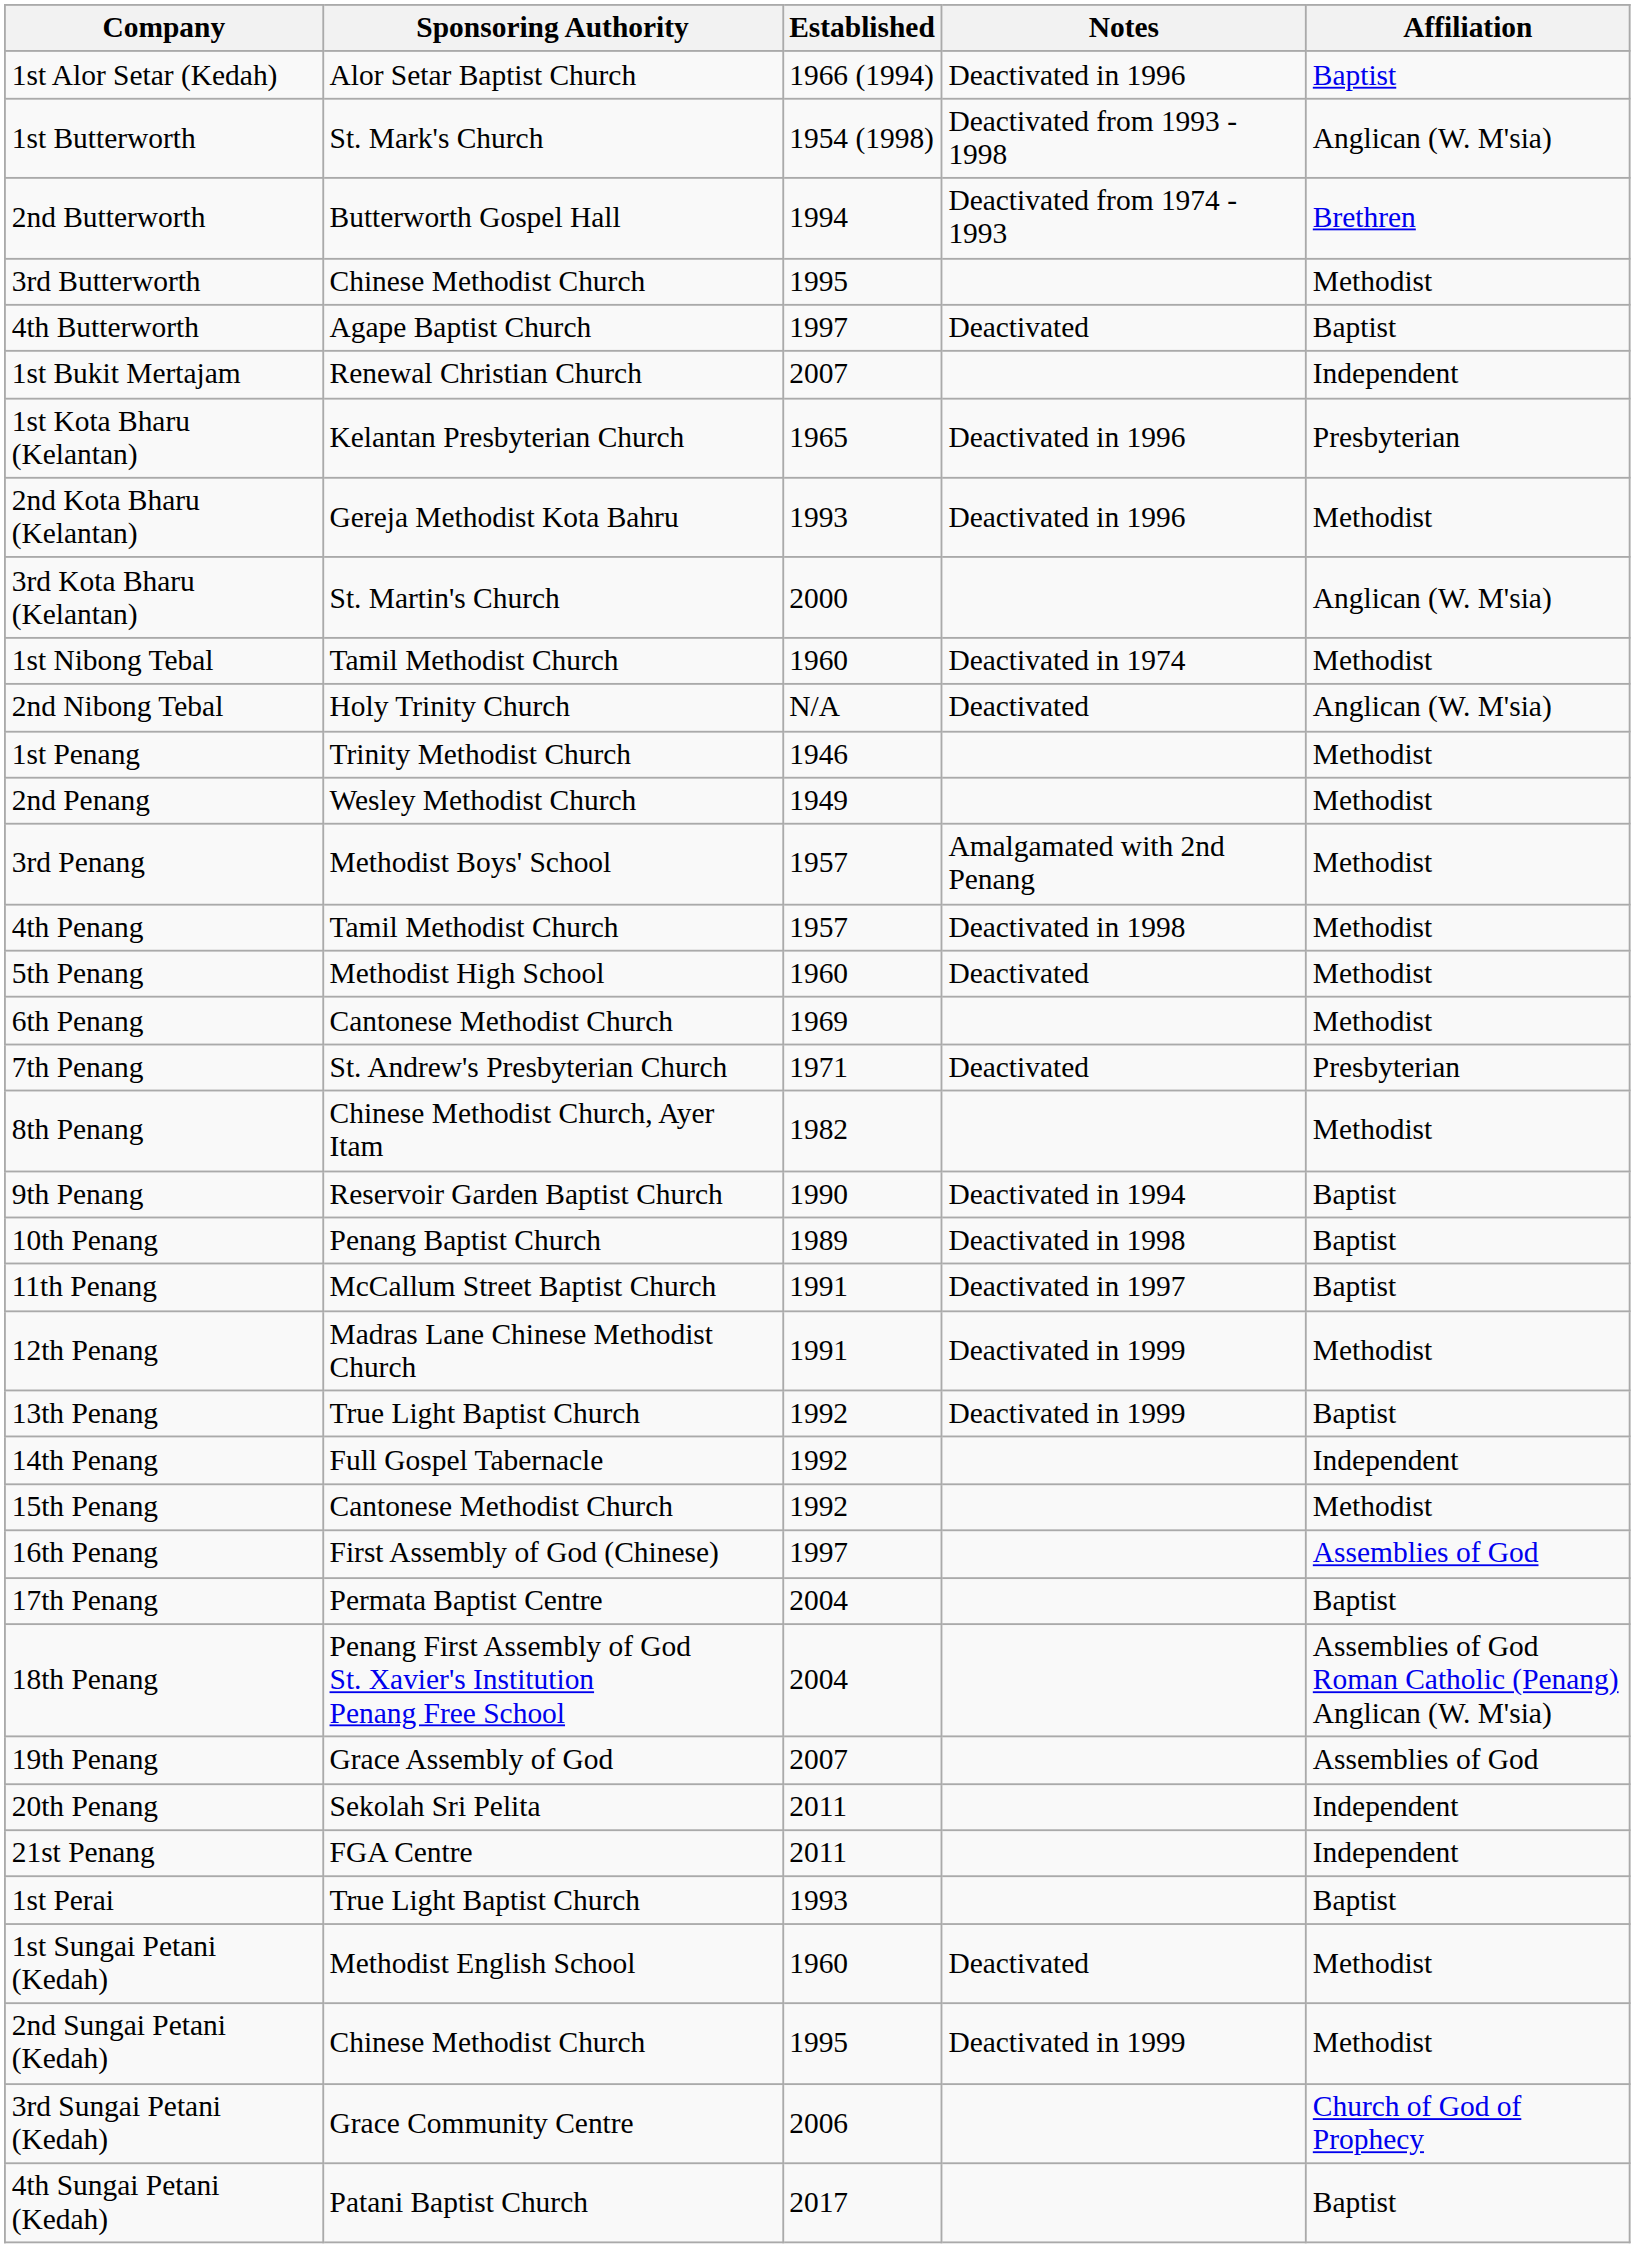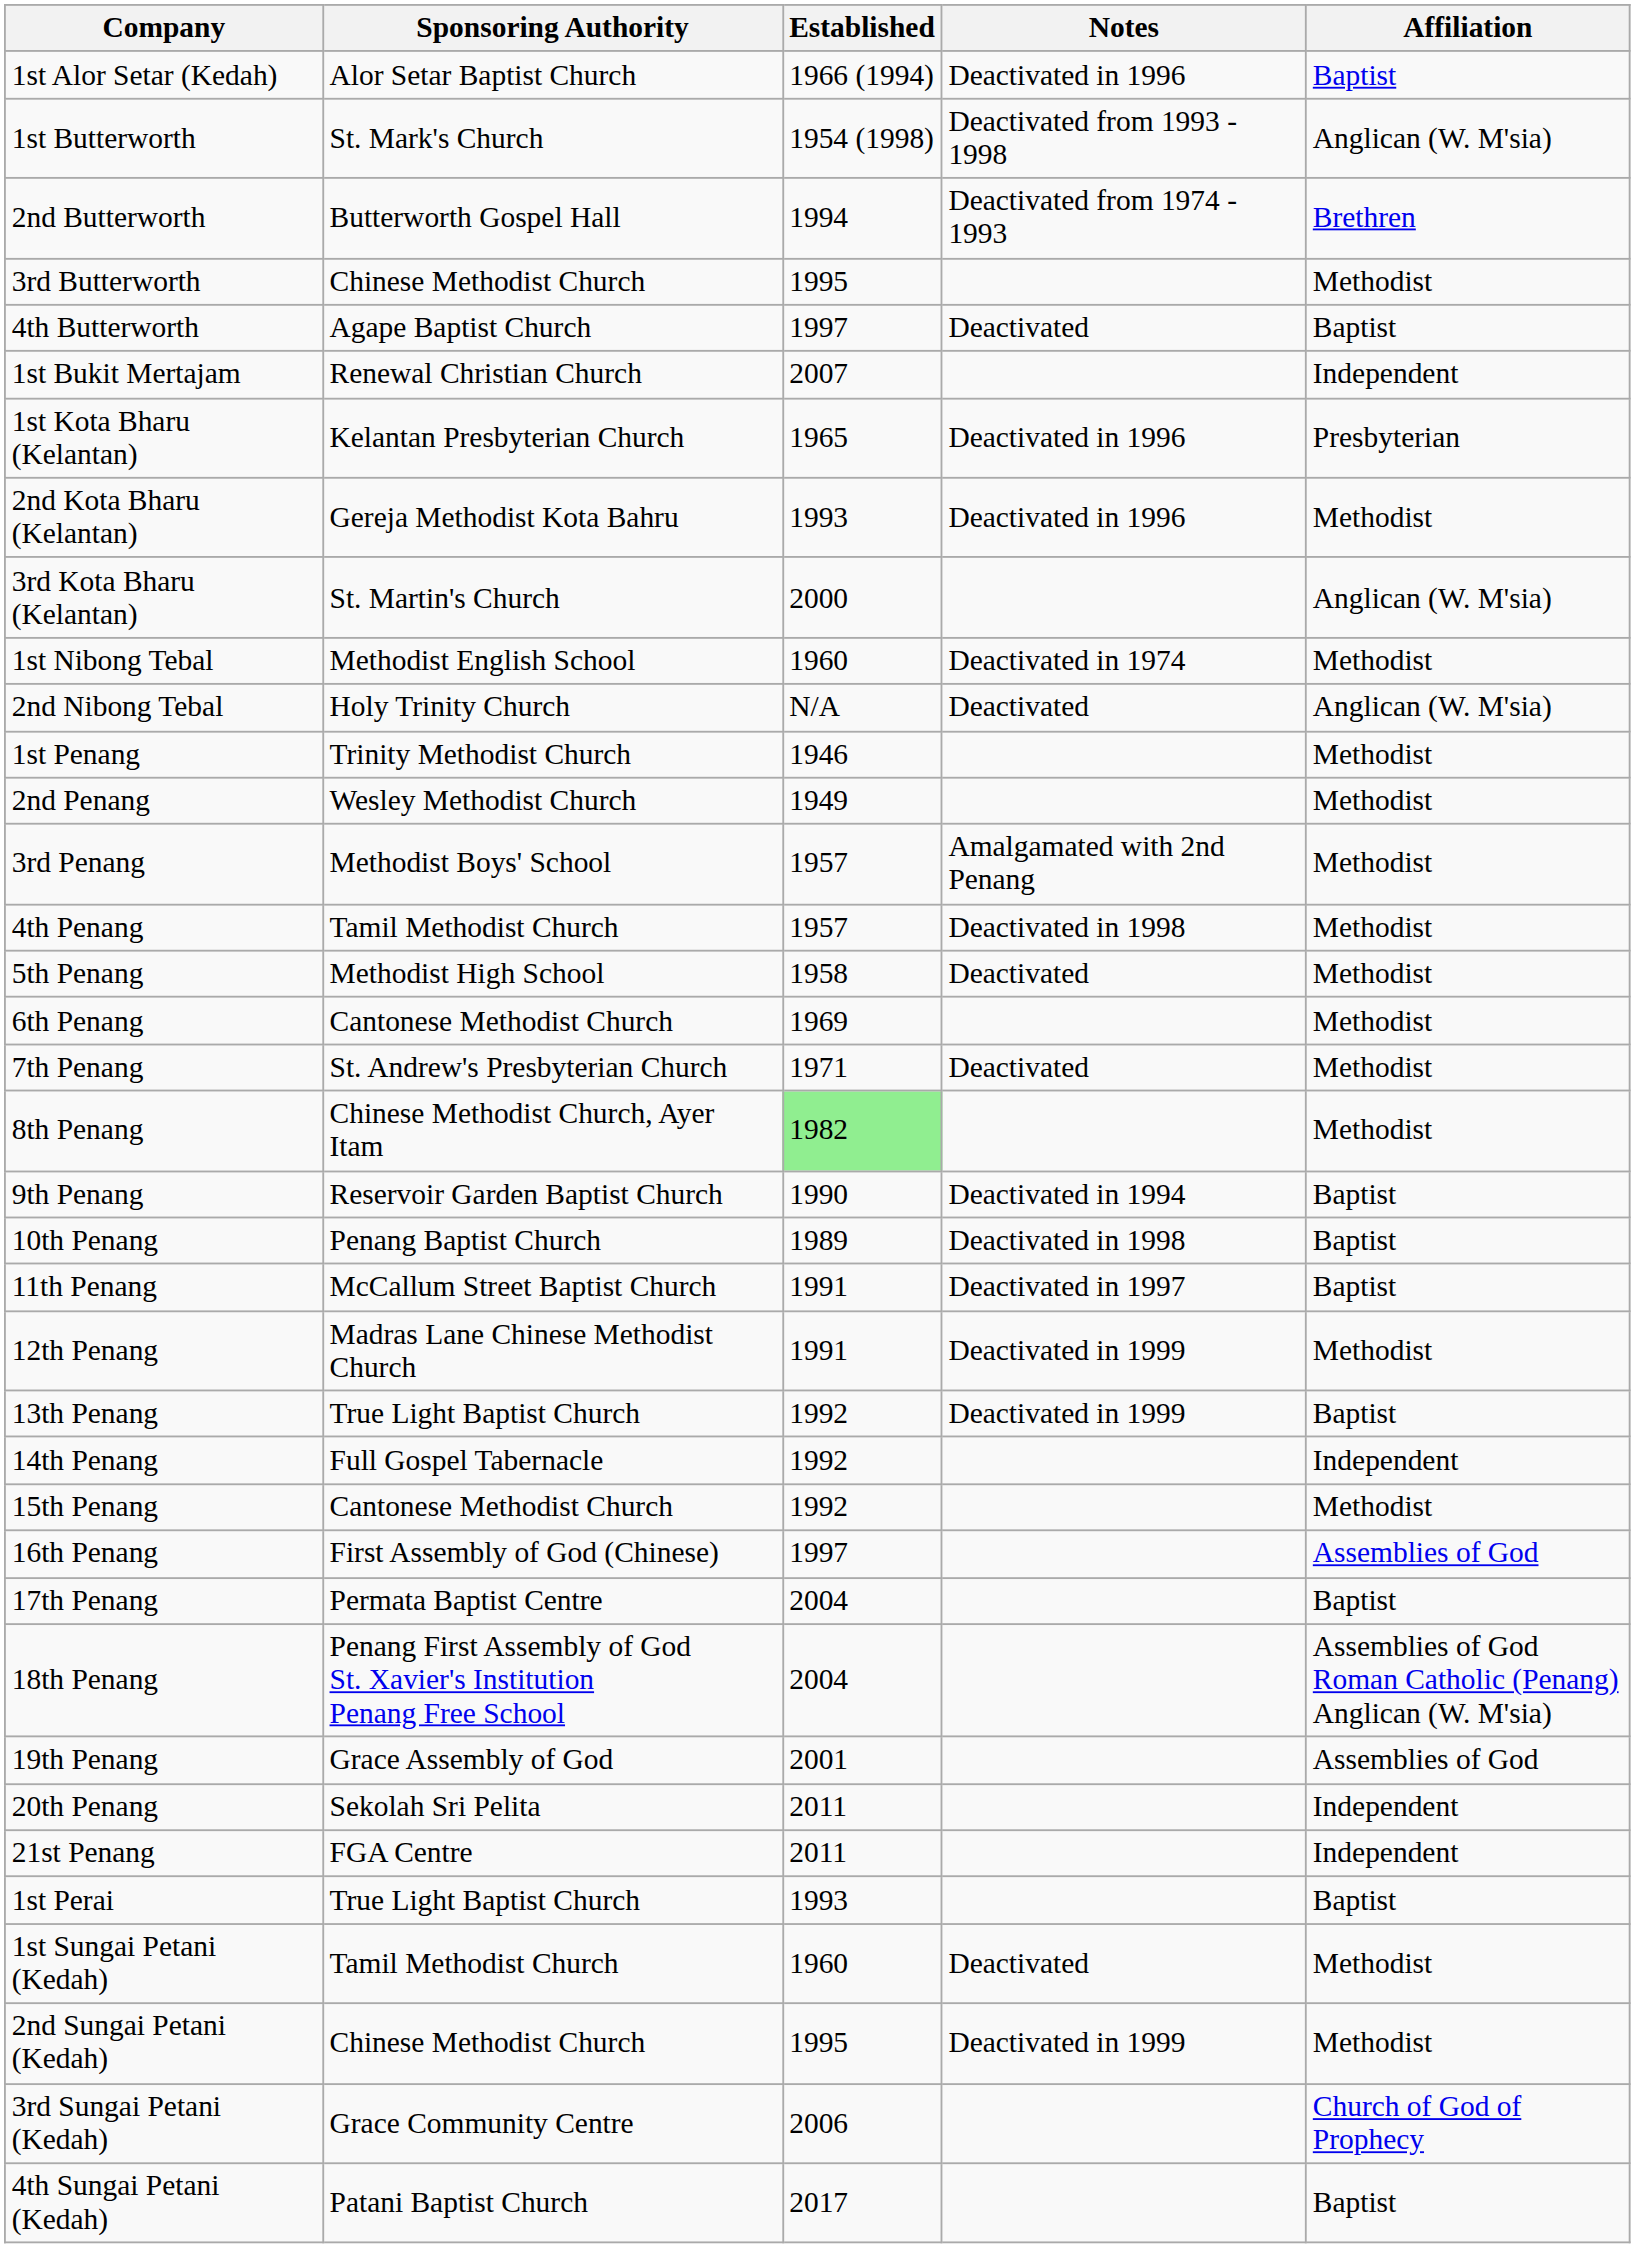(474, 660) Tamil Methodist Church -> (482, 660) Methodist English School
(819, 973) 1960 -> (819, 973) 1958
(1386, 1066) Presbyterian -> (1373, 1066) Methodist
(819, 1130) no background -> (819, 1130) lightgreen background
(819, 1759) 2007 -> (819, 1759) 2001
(482, 1963) Methodist English School -> (474, 1963) Tamil Methodist Church
